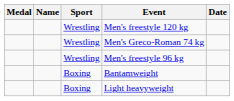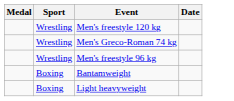- column: (48, 12)
